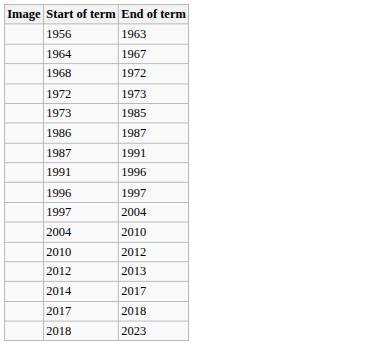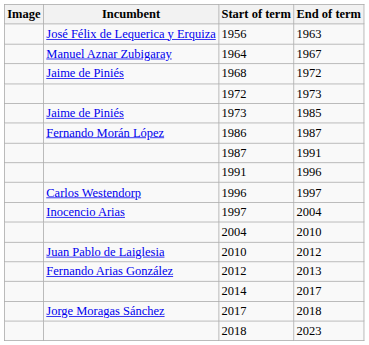+ column: (131, 14)
